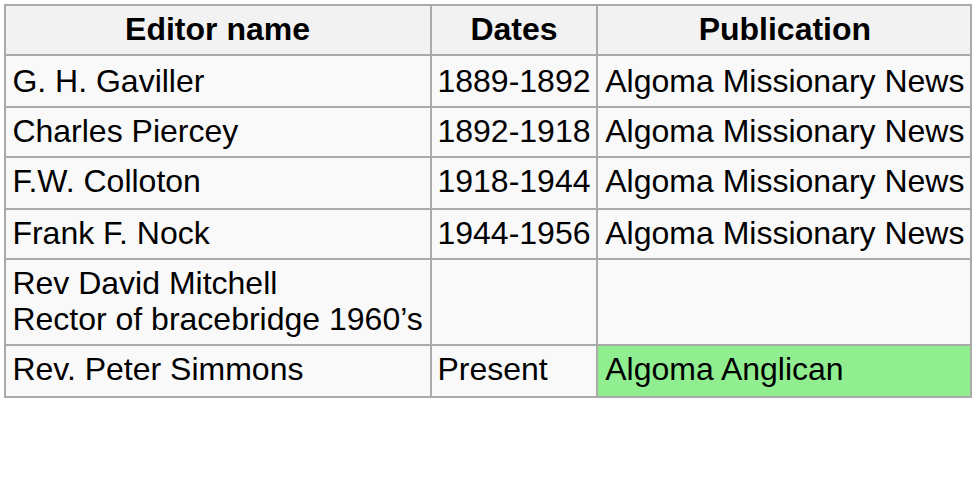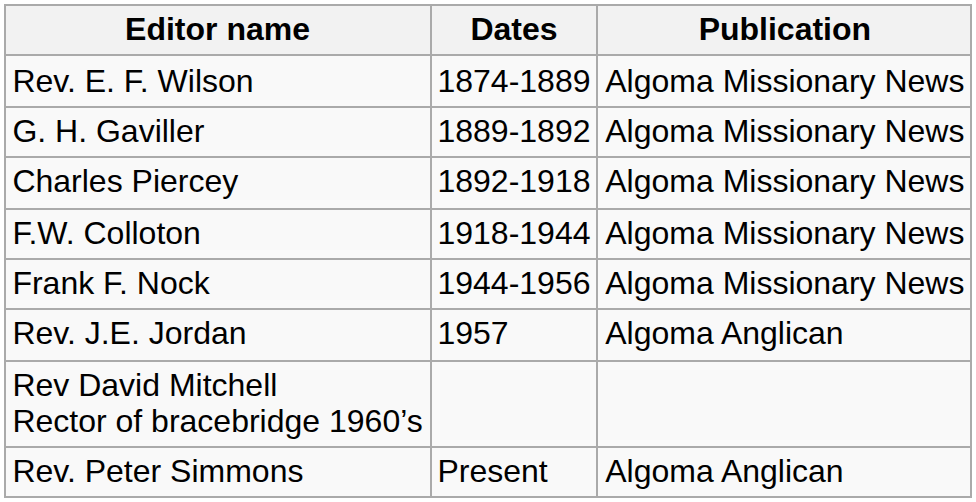+ row: (133, 80)
+ row: (129, 334)
(724, 370) lightgreen background -> (724, 471) no background
